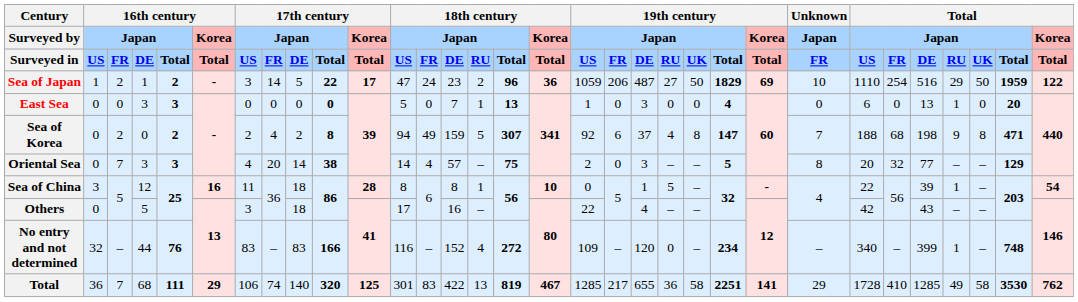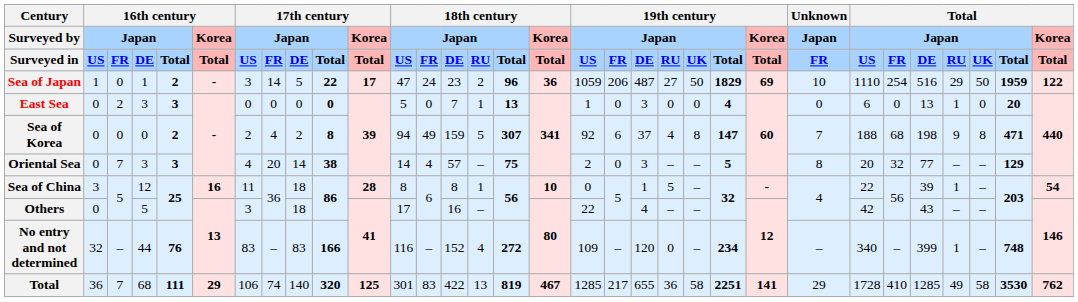(120, 81) 2 -> (120, 81) 0
(120, 104) 0 -> (120, 104) 2
(120, 134) 2 -> (120, 134) 0
